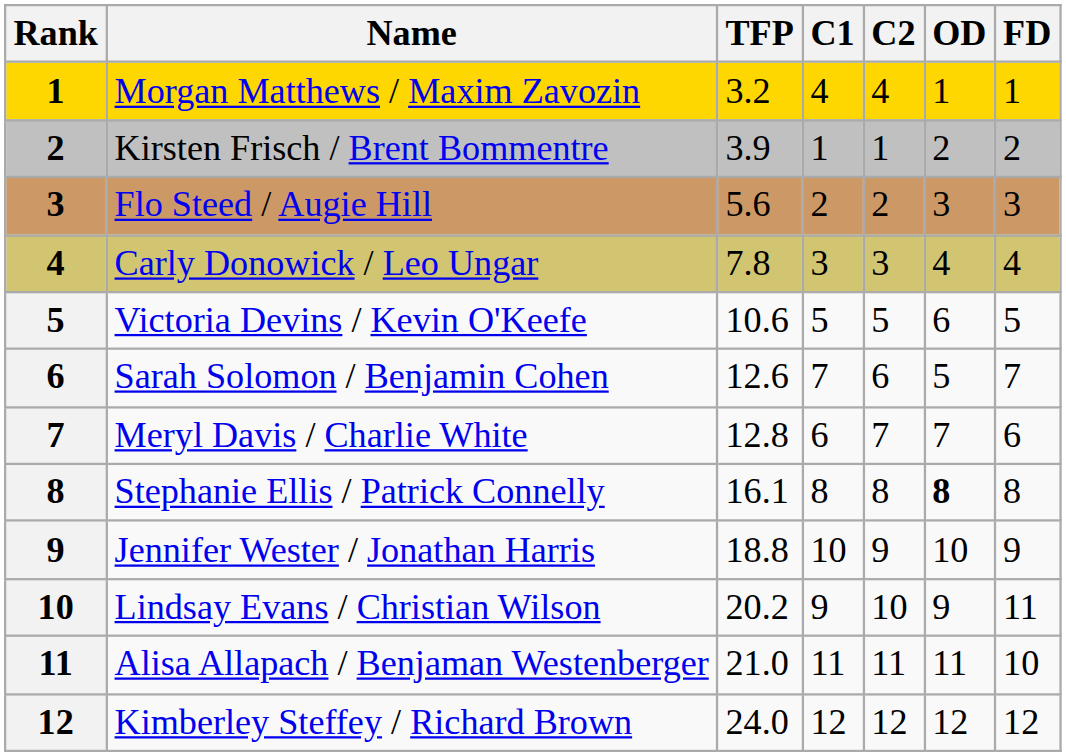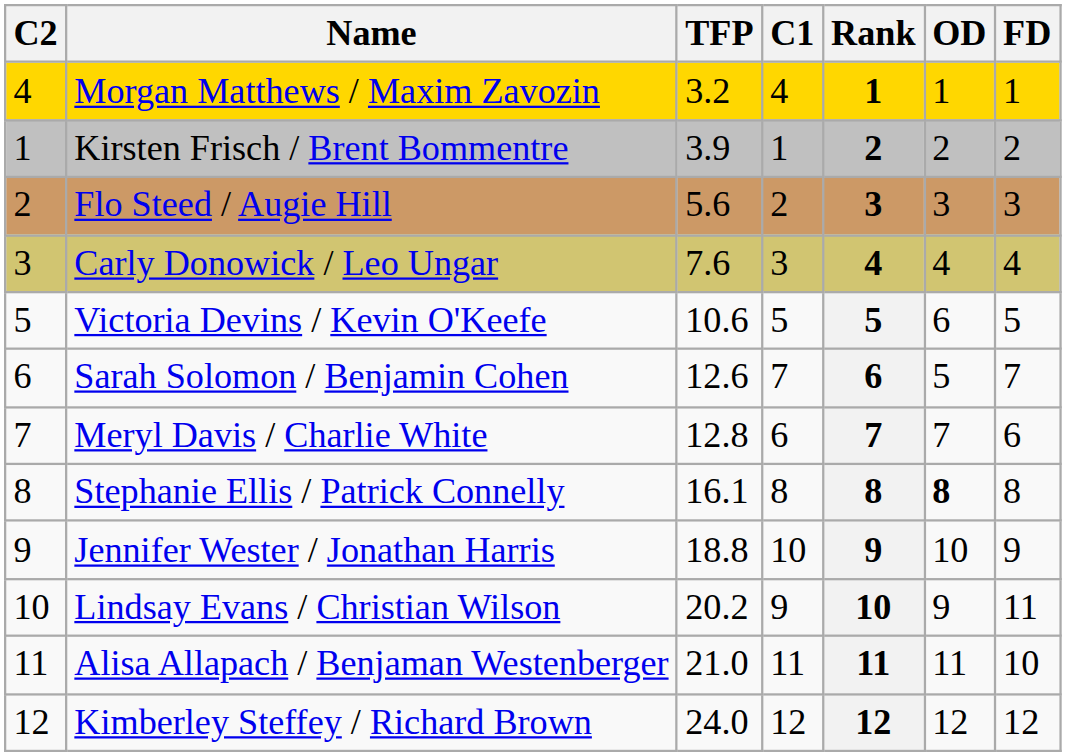columns swapped: (56, 33) <-> (893, 33)
(748, 262) 7.8 -> (708, 262) 7.6
